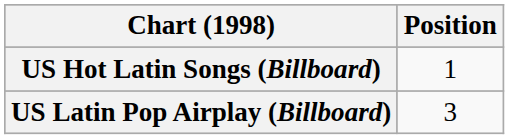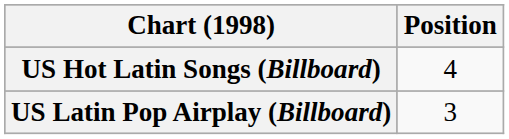(450, 68) 1 -> (450, 68) 4
